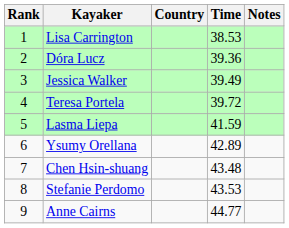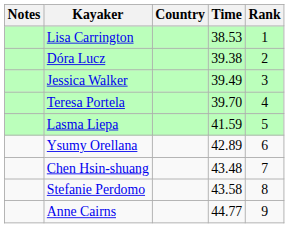columns swapped: (24, 15) <-> (264, 15)
(226, 59) 39.36 -> (227, 59) 39.38
(226, 102) 39.72 -> (227, 102) 39.70
(226, 189) 43.53 -> (227, 189) 43.58
